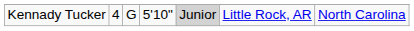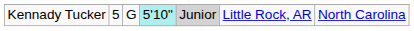(116, 15) 4 -> (116, 15) 5
(158, 15) no background -> (158, 15) paleturquoise background
